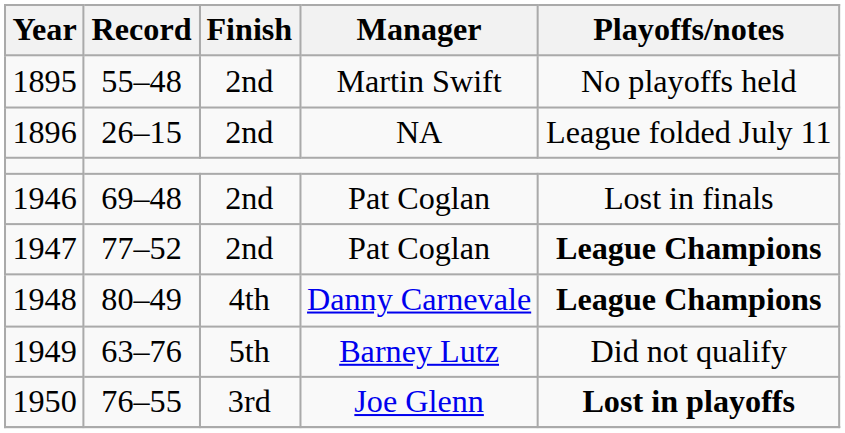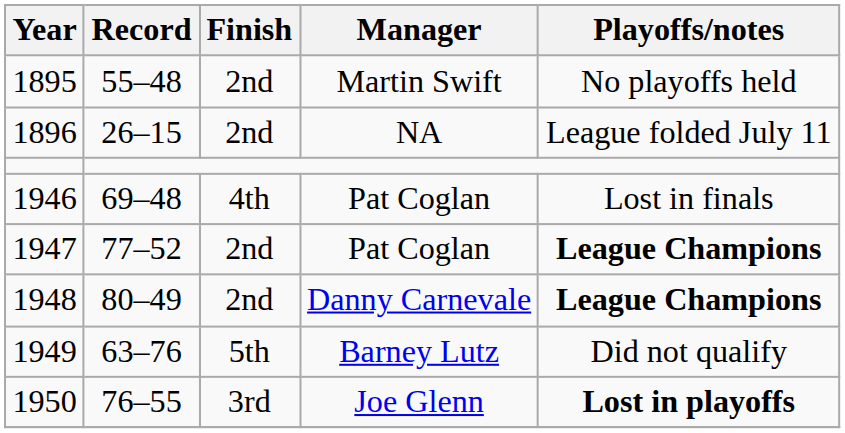(249, 197) 2nd -> (249, 197) 4th
(249, 299) 4th -> (249, 299) 2nd
